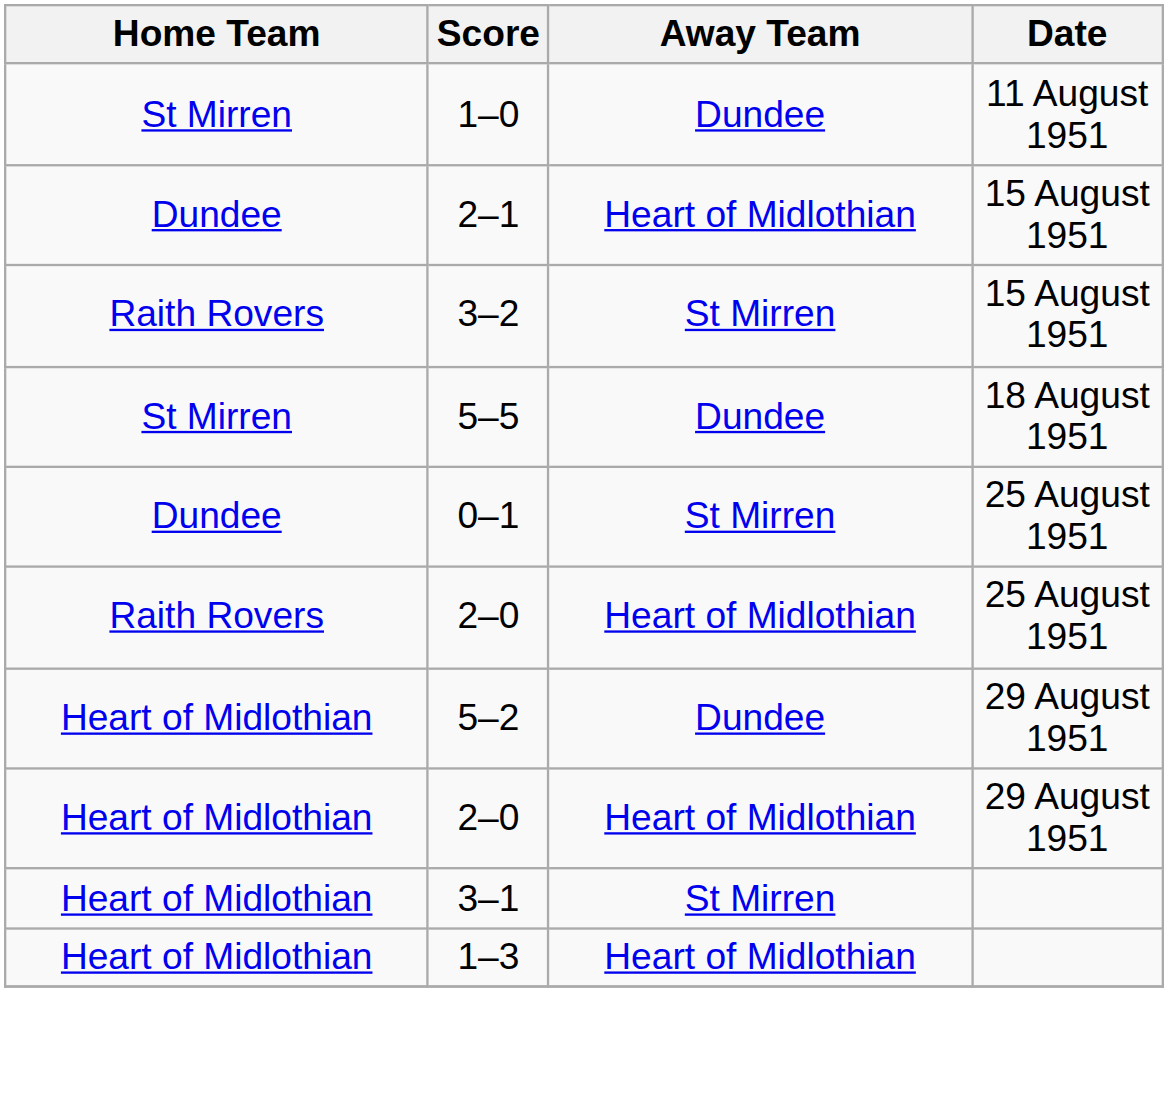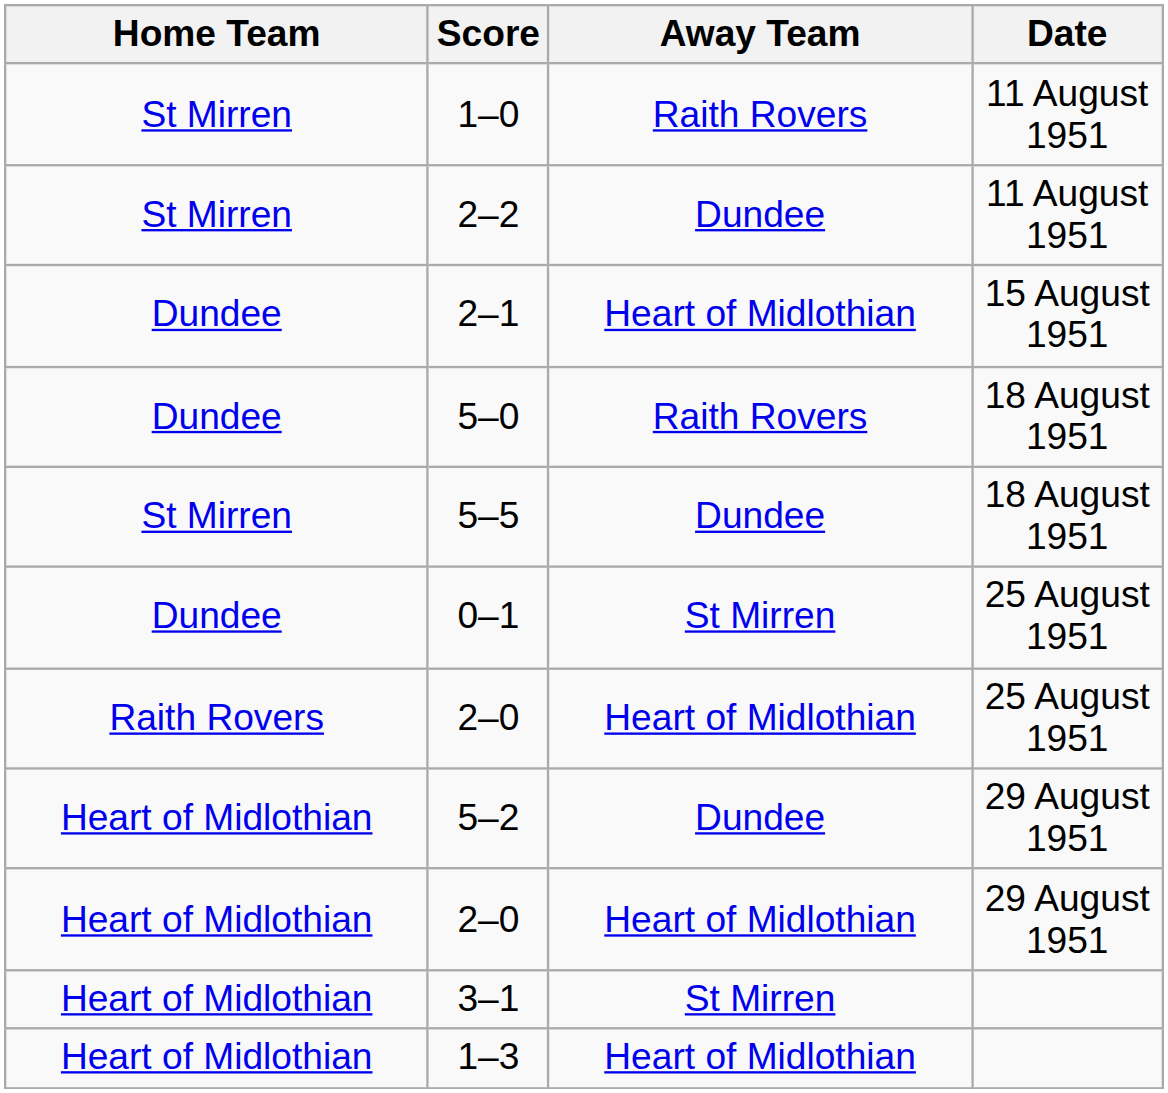(760, 113) Dundee -> (760, 113) Raith Rovers
+ row: (488, 214)
- row: (488, 314)
+ row: (488, 415)
